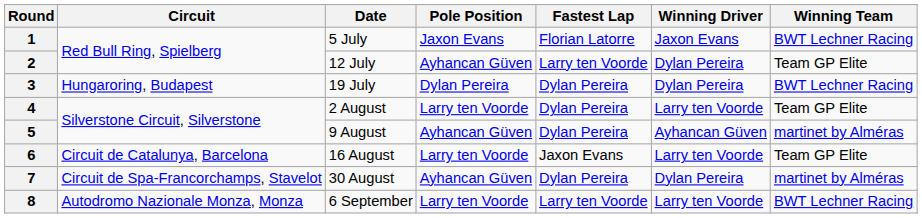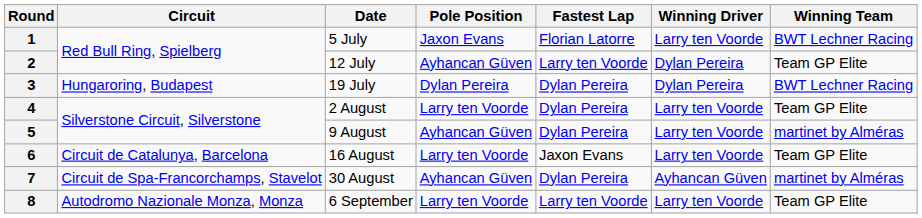(697, 39) Jaxon Evans -> (709, 39) Larry ten Voorde
(711, 131) Ayhancan Güven -> (709, 131) Larry ten Voorde
(699, 178) Dylan Pereira -> (711, 178) Ayhancan Güven
(844, 201) BWT Lechner Racing -> (821, 201) Team GP Elite
